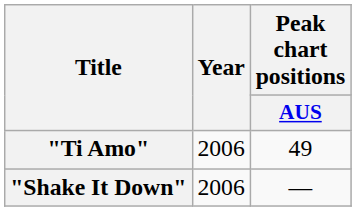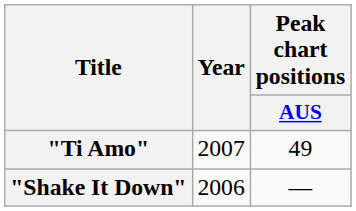(221, 149) 2006 -> (221, 149) 2007
